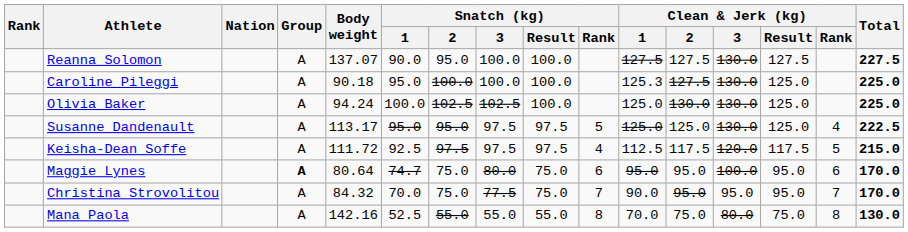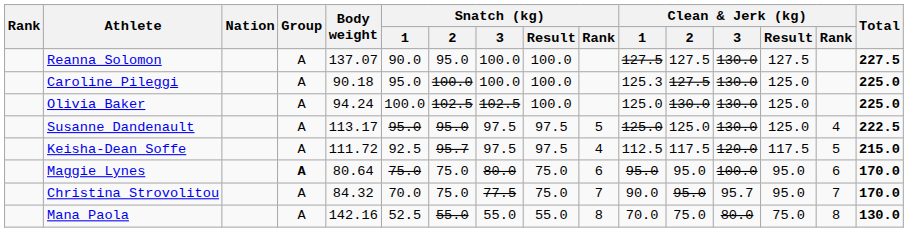(452, 149) 97.5 -> (452, 149) 95.7
(405, 171) 74.7 -> (405, 171) 75.0
(737, 194) 95.0 -> (737, 194) 95.7
